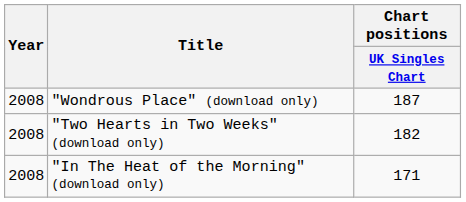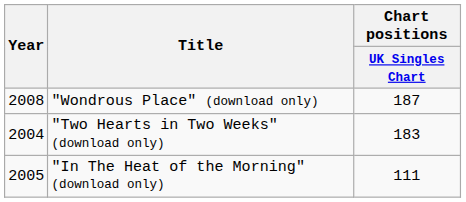(26, 134) 2008 -> (26, 134) 2004
(407, 134) 182 -> (407, 134) 183
(26, 176) 2008 -> (26, 176) 2005
(407, 176) 171 -> (407, 176) 111
